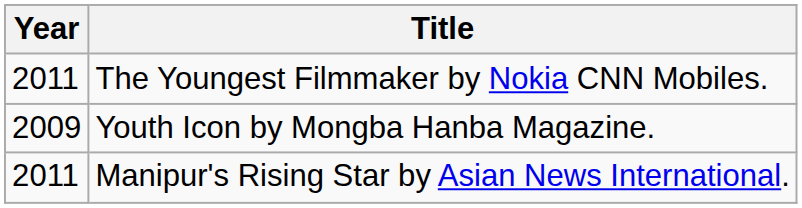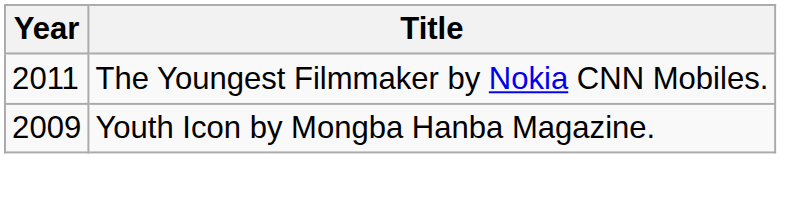- row: (443, 176)
